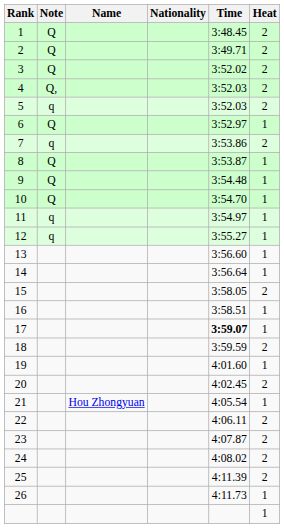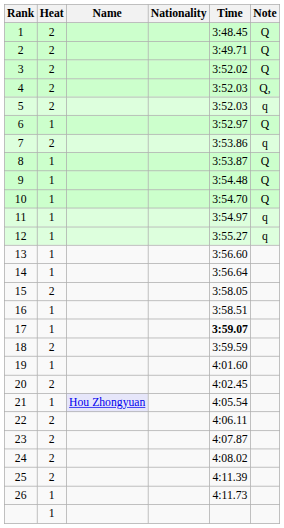columns swapped: (265, 13) <-> (51, 13)
(107, 402) no background -> (107, 402) lavender background
